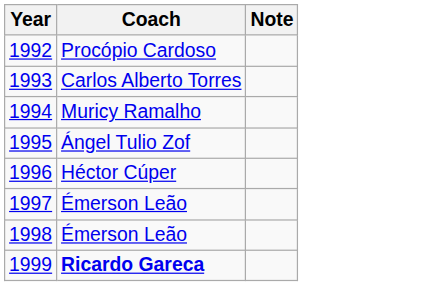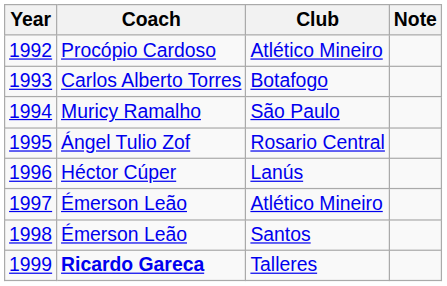+ column: (318, 19)
